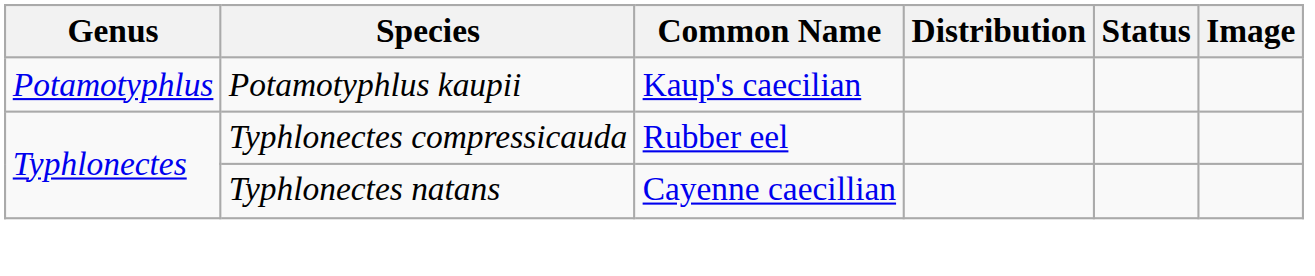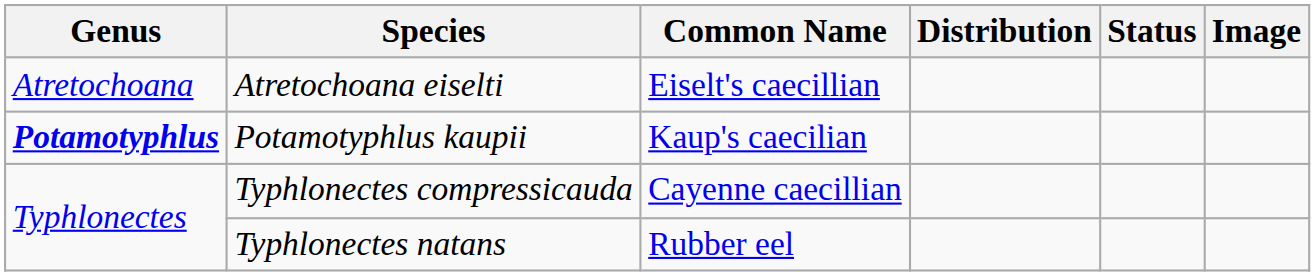+ row: (369, 84)
(113, 84) normal -> (116, 137) bold
(716, 137) Rubber eel -> (775, 190) Cayenne caecillian
(769, 190) Cayenne caecillian -> (721, 243) Rubber eel
